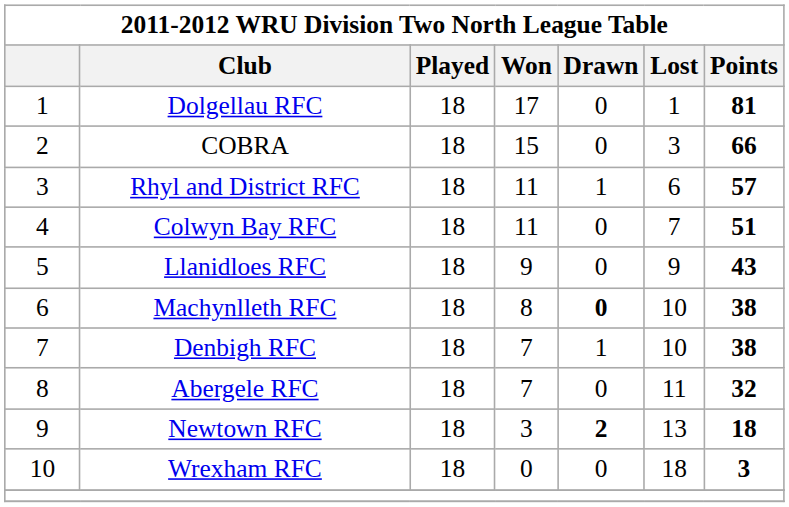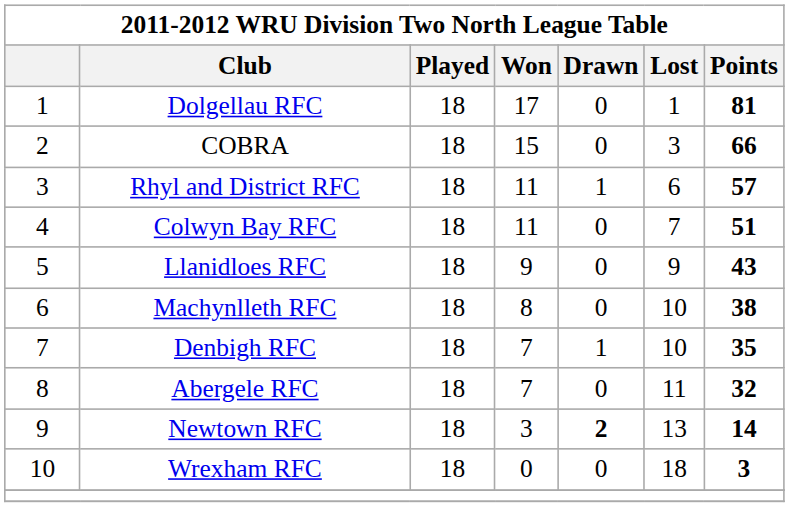(601, 307) bold -> (601, 307) normal
(744, 347) 38 -> (744, 347) 35
(744, 428) 18 -> (744, 428) 14
